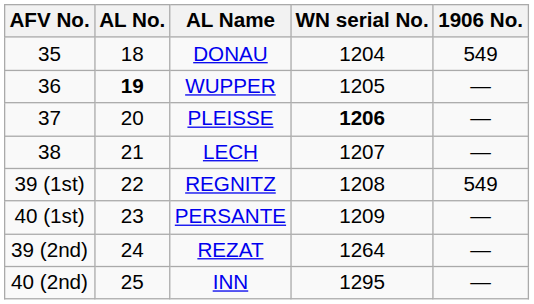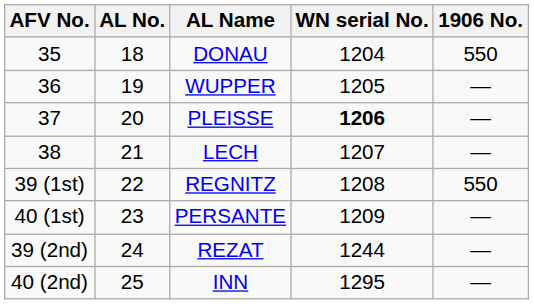(481, 53) 549 -> (481, 53) 550
(132, 86) bold -> (132, 86) normal
(481, 184) 549 -> (481, 184) 550
(362, 250) 1264 -> (362, 250) 1244
